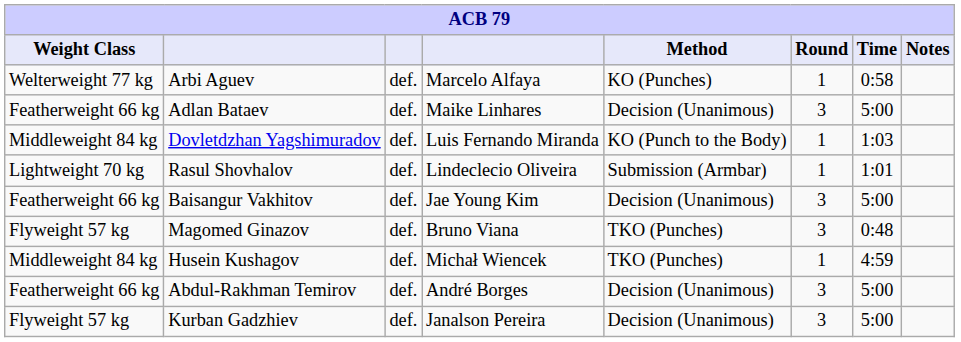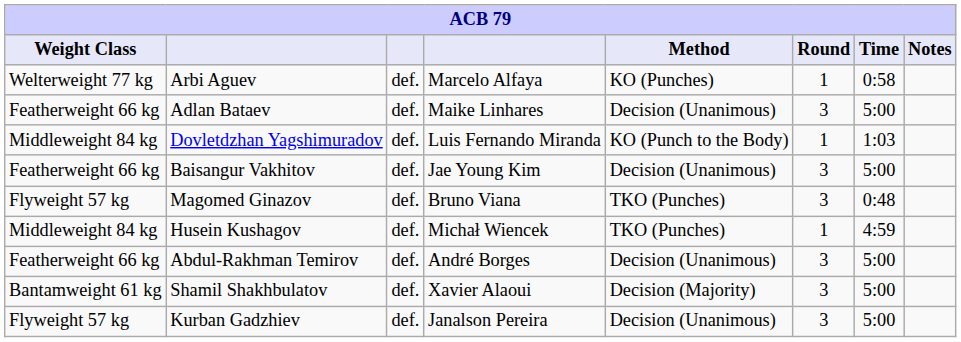- row: (230, 170)
+ row: (249, 290)
